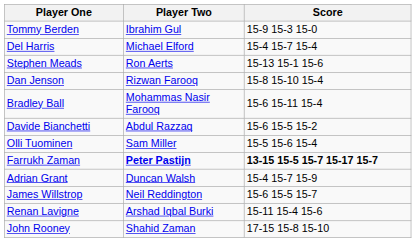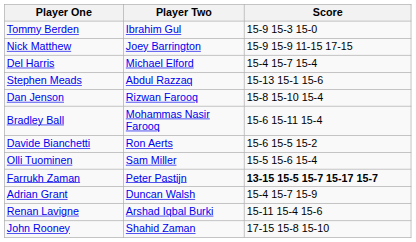+ row: (39, 47)
(149, 64) Ron Aerts -> (159, 81) Abdul Razzaq
(159, 127) Abdul Razzaq -> (149, 144) Ron Aerts
(158, 161) bold -> (156, 178) normal
- row: (45, 195)
